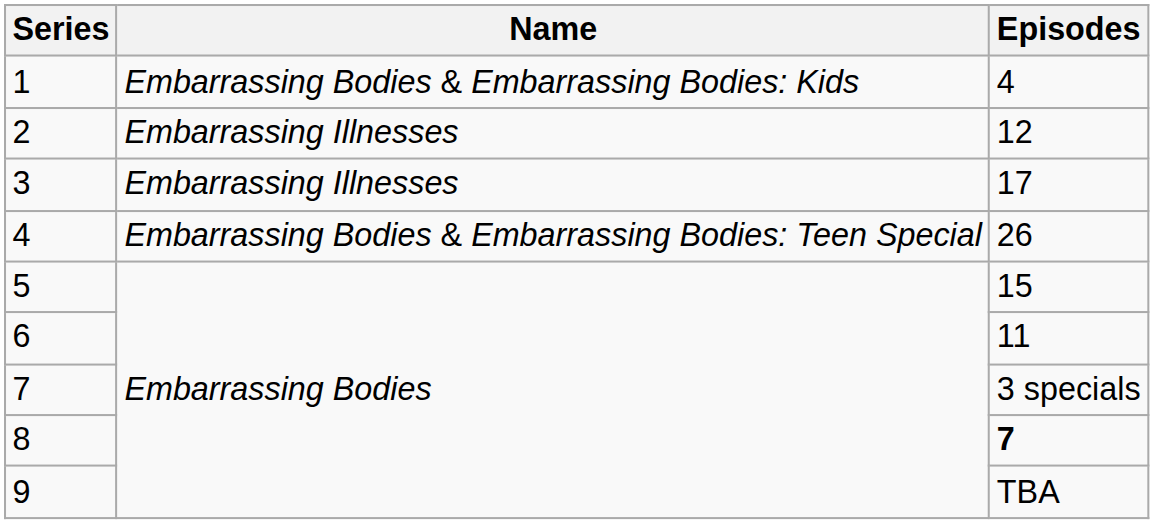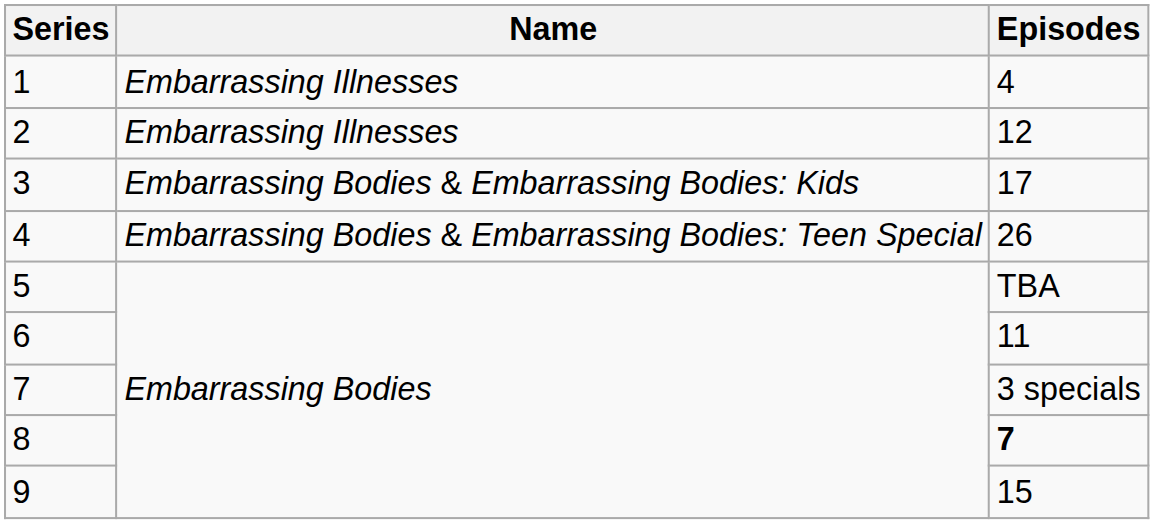(492, 81) Embarrassing Bodies & Embarrassing Bodies: Kids -> (291, 81) Embarrassing Illnesses
(291, 183) Embarrassing Illnesses -> (492, 183) Embarrassing Bodies & Embarrassing Bodies: Kids
(1015, 286) 15 -> (1028, 286) TBA
(1028, 491) TBA -> (1015, 491) 15
